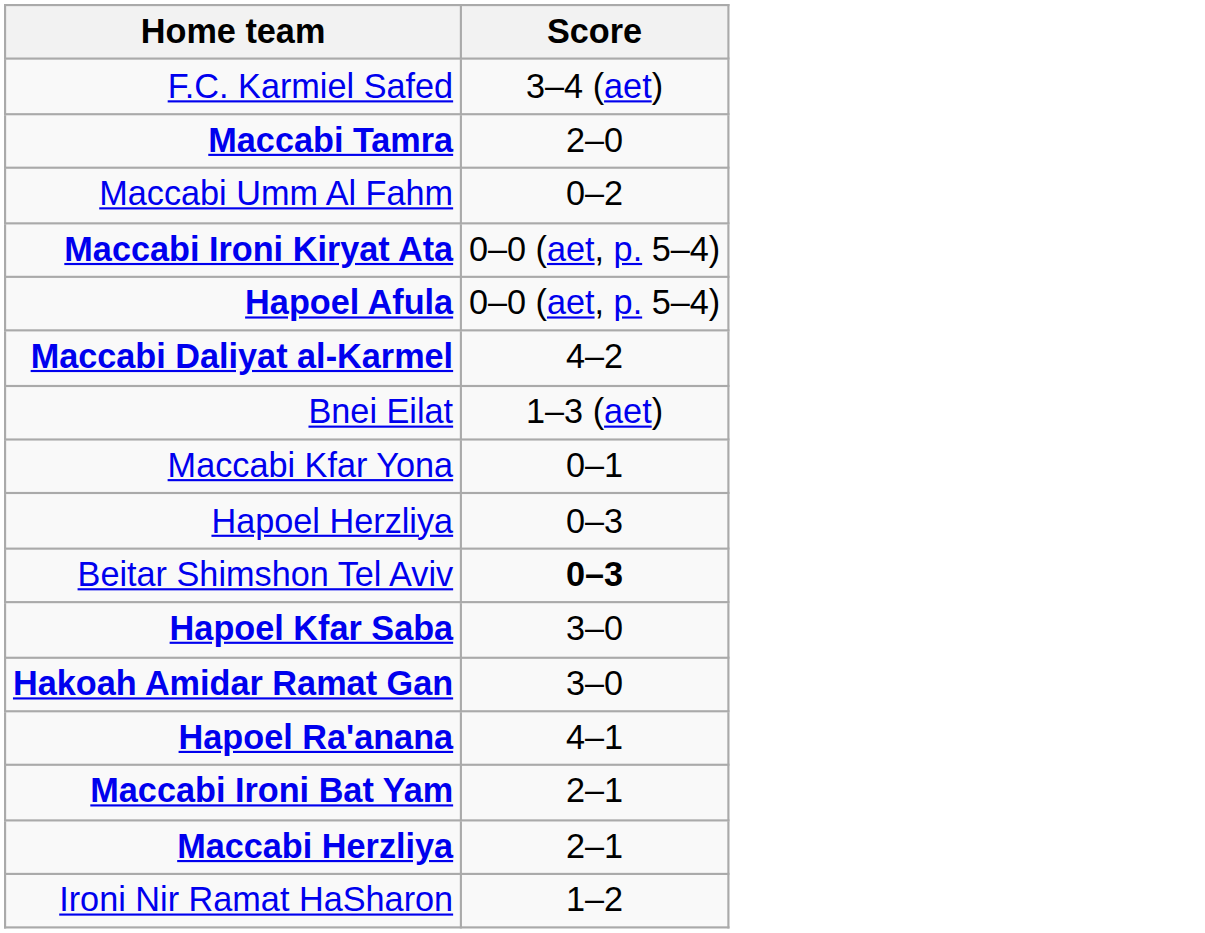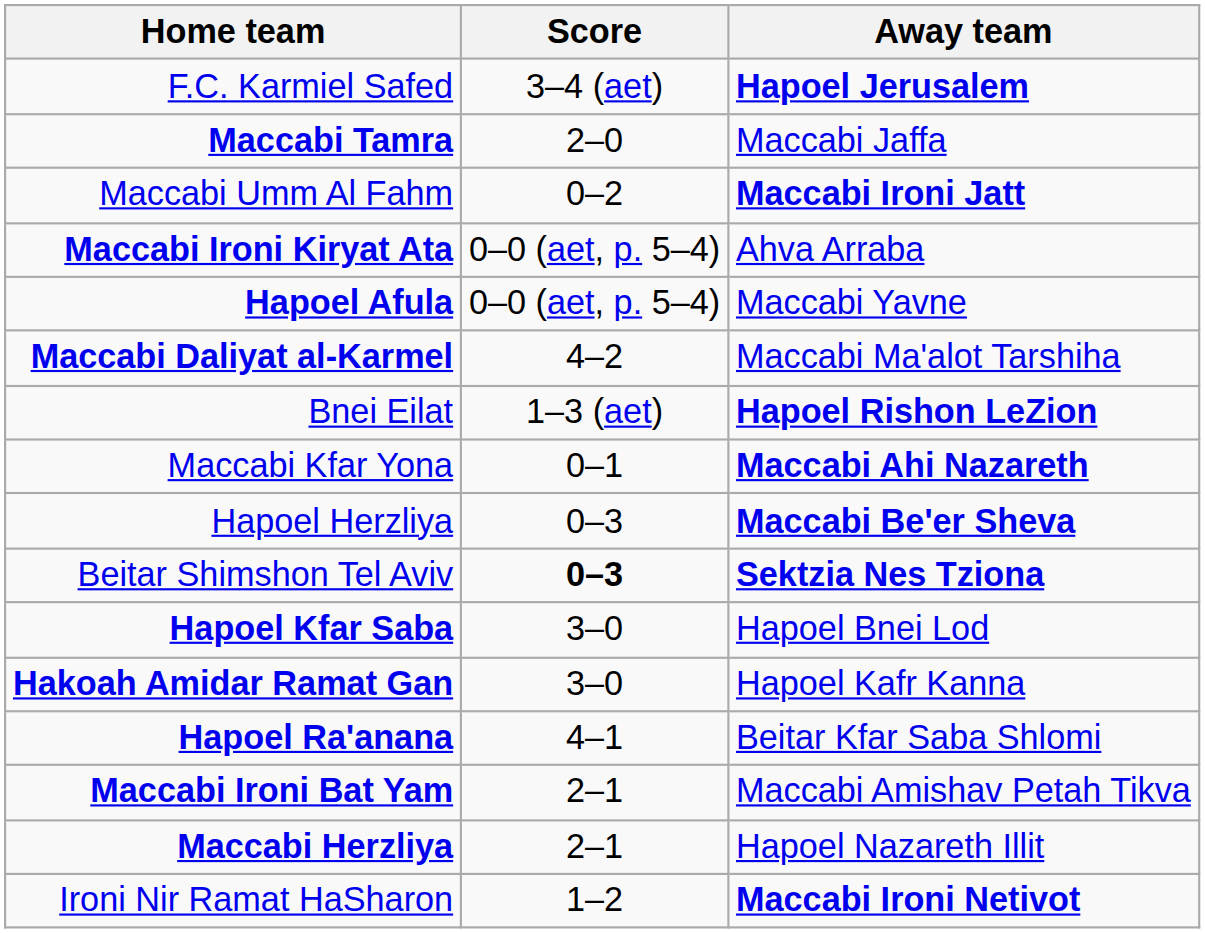+ column: (963, 31)
